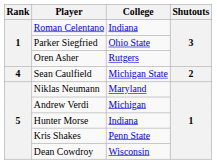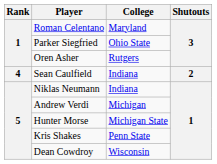(123, 27) Indiana -> (128, 27) Maryland
(138, 74) Michigan State -> (123, 74) Indiana
(128, 89) Maryland -> (123, 89) Indiana
(123, 120) Indiana -> (138, 120) Michigan State
